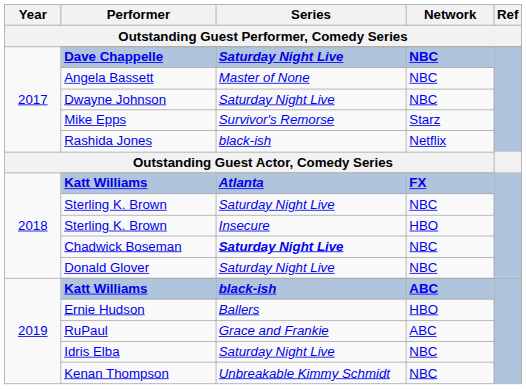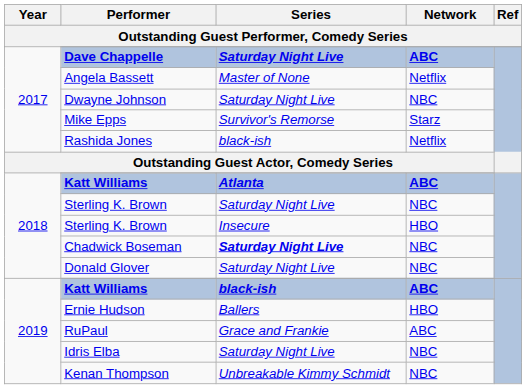(424, 57) NBC -> (424, 57) ABC
(423, 78) NBC -> (428, 78) Netflix
(418, 183) FX -> (424, 183) ABC
